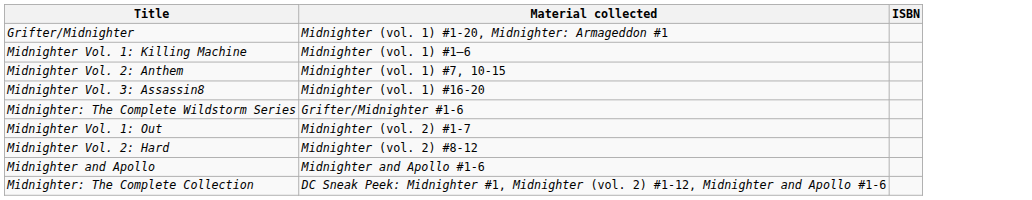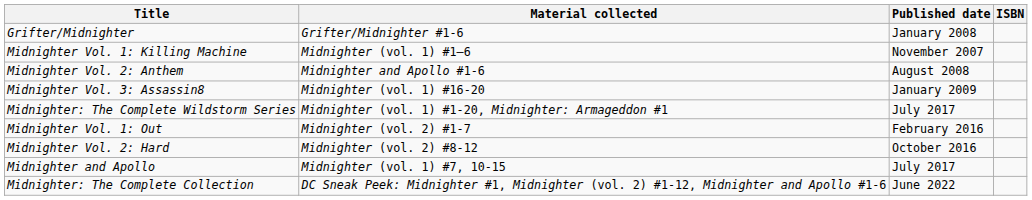+ column: (941, 14)
(485, 33) Midnighter (vol. 1) #1-20, Midnighter: Armageddon #1 -> (383, 33) Grifter/Midnighter #1-6
(404, 71) Midnighter (vol. 1) #7, 10-15 -> (393, 71) Midnighter and Apollo #1-6
(383, 109) Grifter/Midnighter #1-6 -> (485, 109) Midnighter (vol. 1) #1-20, Midnighter: Armageddon #1
(393, 167) Midnighter and Apollo #1-6 -> (404, 167) Midnighter (vol. 1) #7, 10-15
